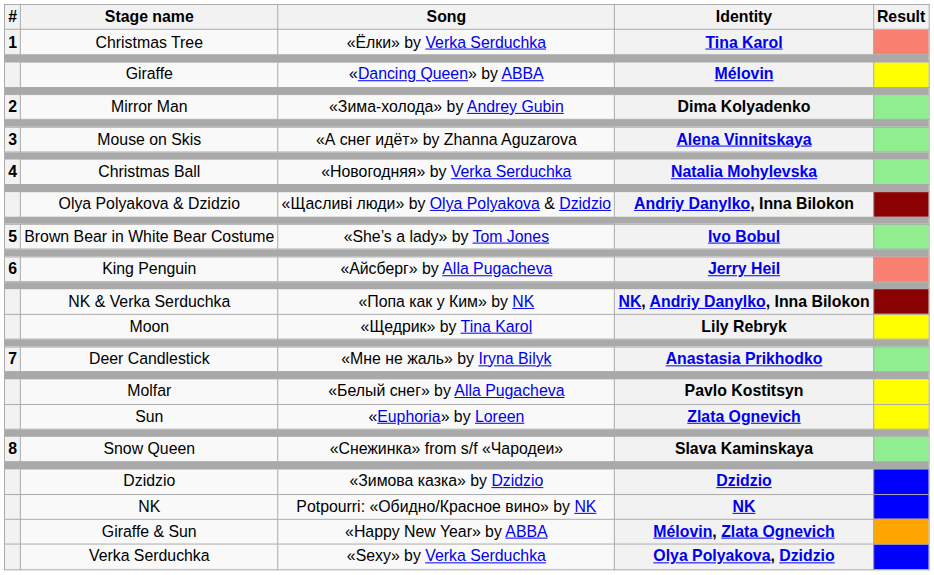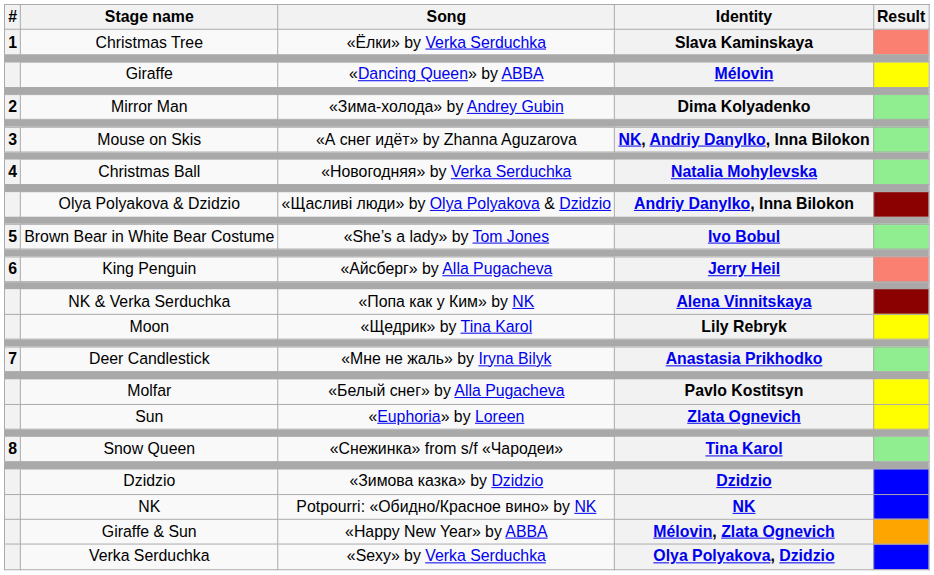(744, 42) Tina Karol -> (744, 42) Slava Kaminskaya
(744, 139) Alena Vinnitskaya -> (744, 139) NK, Andriy Danylko, Inna Bilokon
(744, 301) NK, Andriy Danylko, Inna Bilokon -> (744, 301) Alena Vinnitskaya
(744, 449) Slava Kaminskaya -> (744, 449) Tina Karol
